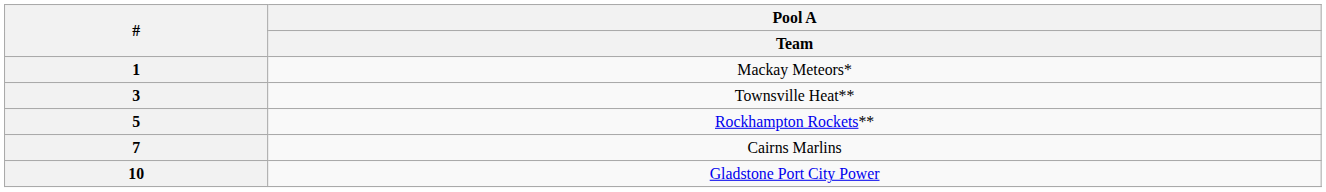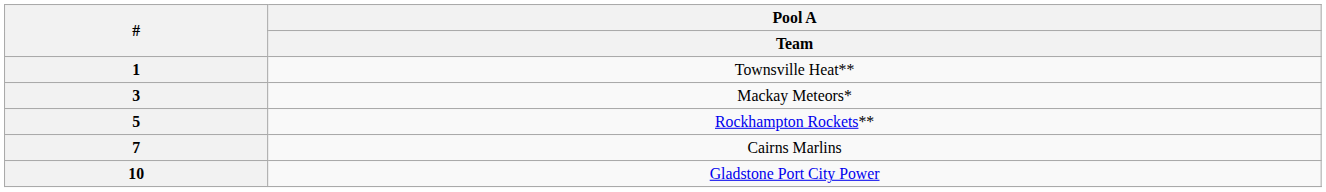(795, 69) Mackay Meteors* -> (795, 69) Townsville Heat**
(795, 95) Townsville Heat** -> (795, 95) Mackay Meteors*
